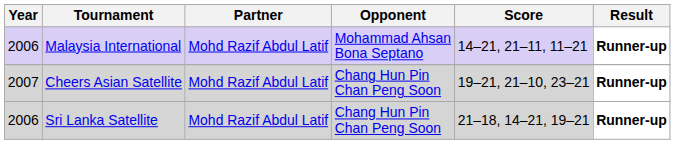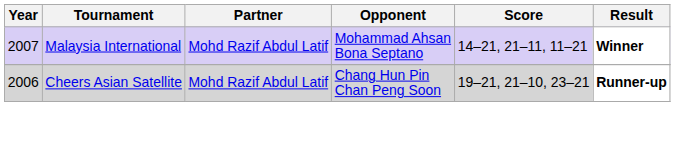(23, 46) 2006 -> (23, 46) 2007
(631, 46) Runner-up -> (620, 46) Winner
(23, 83) 2007 -> (23, 83) 2006
- row: (102, 121)
